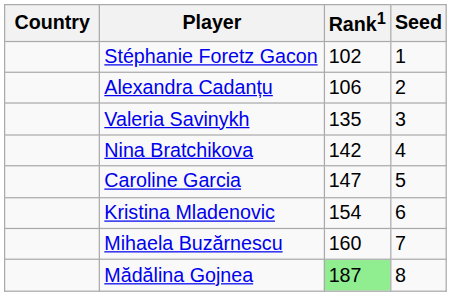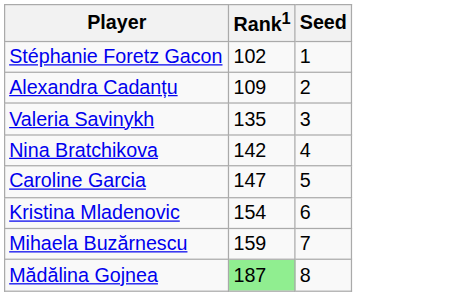- column: (52, 22)
(345, 87) 106 -> (250, 87) 109
(345, 243) 160 -> (250, 243) 159
